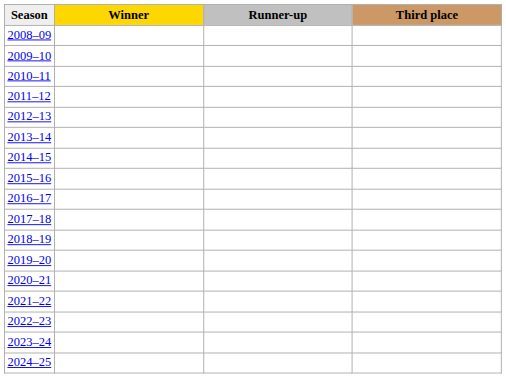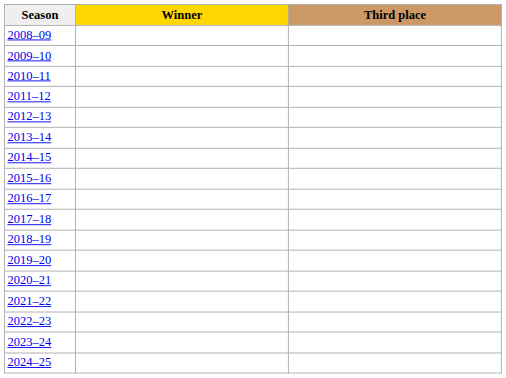- column: (278, 14)
